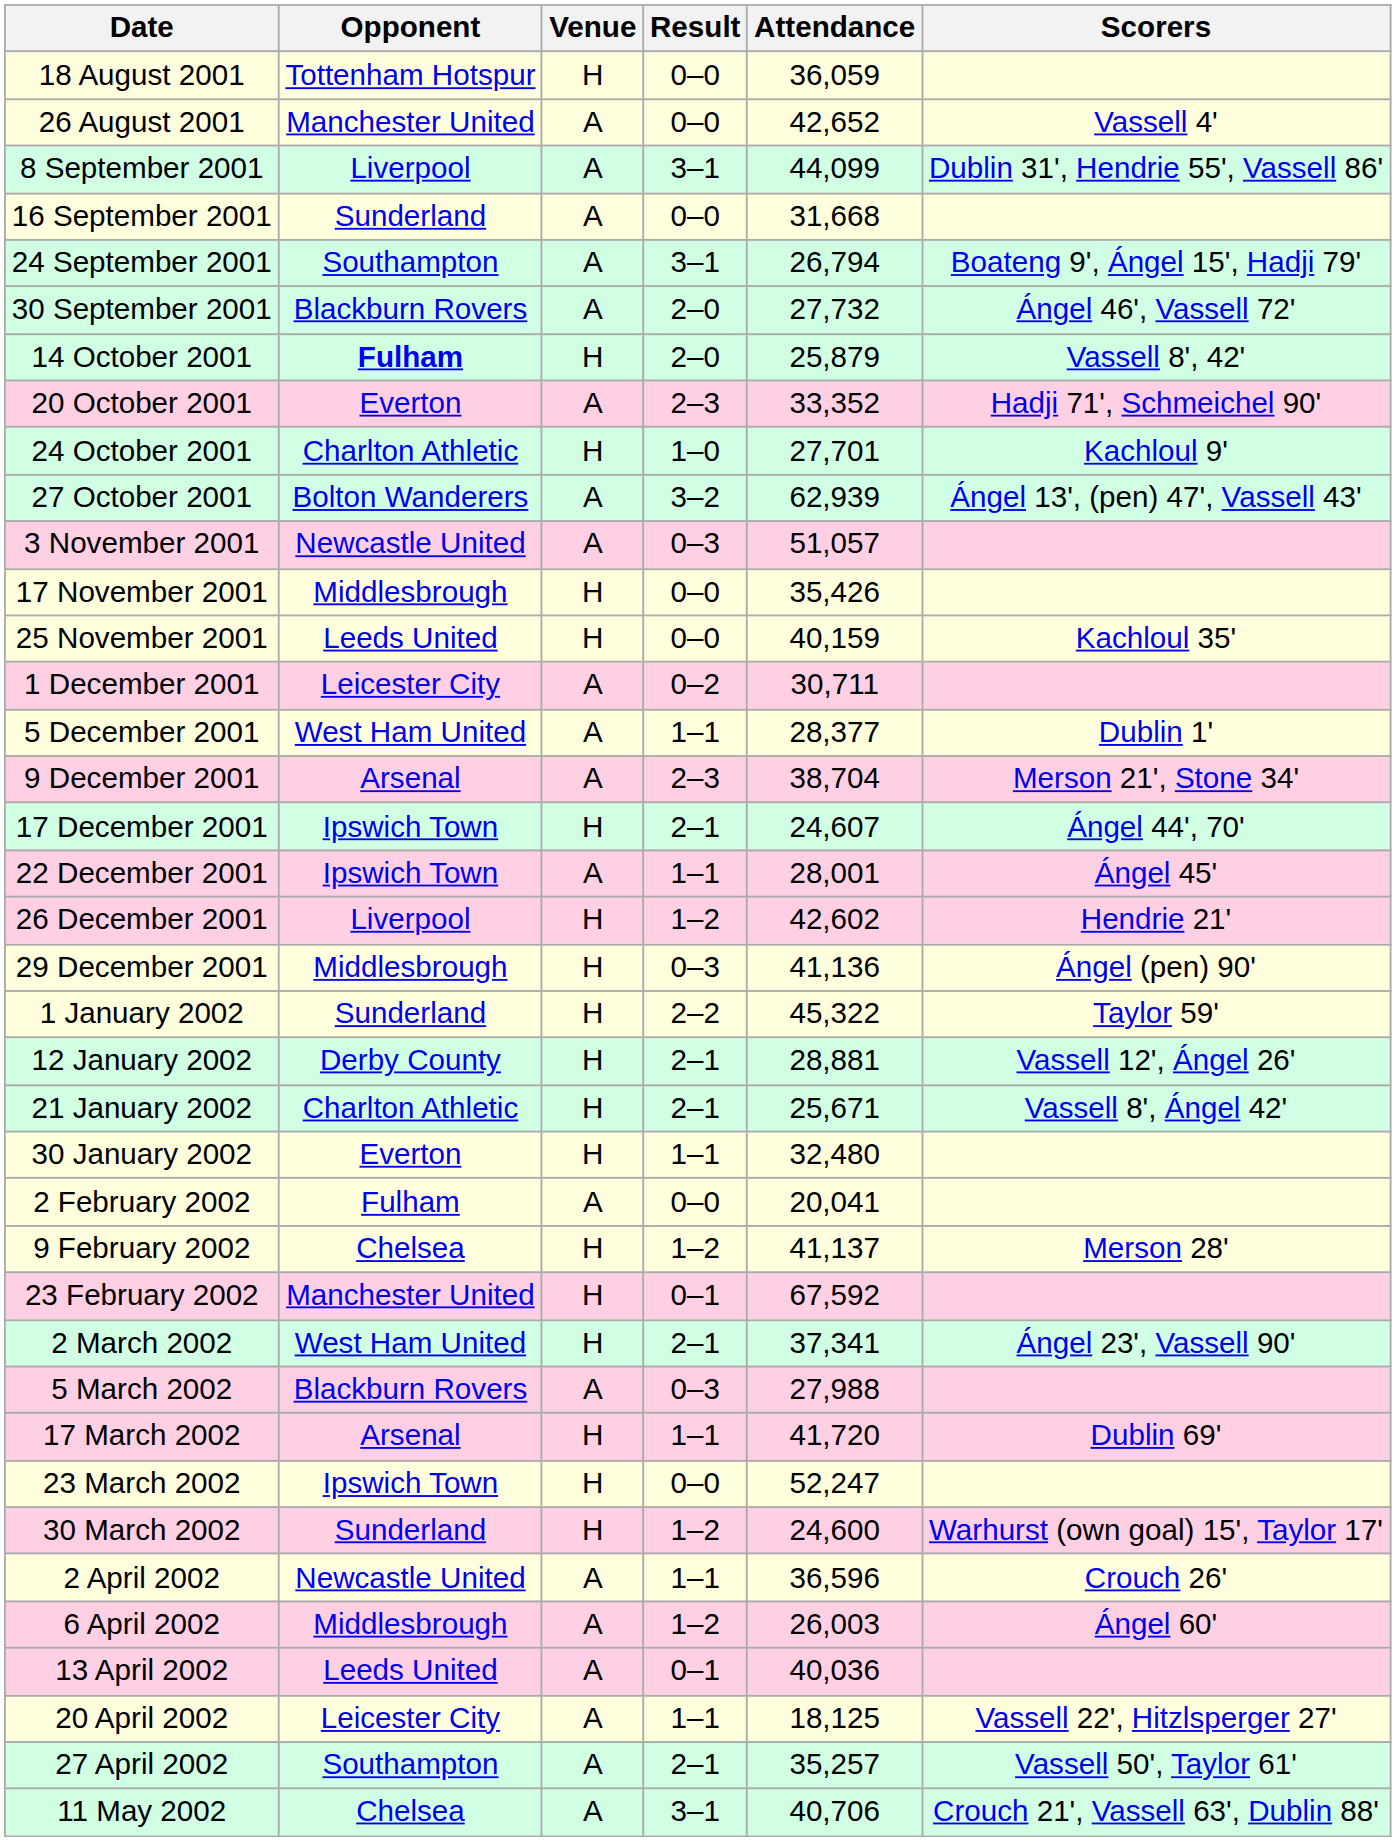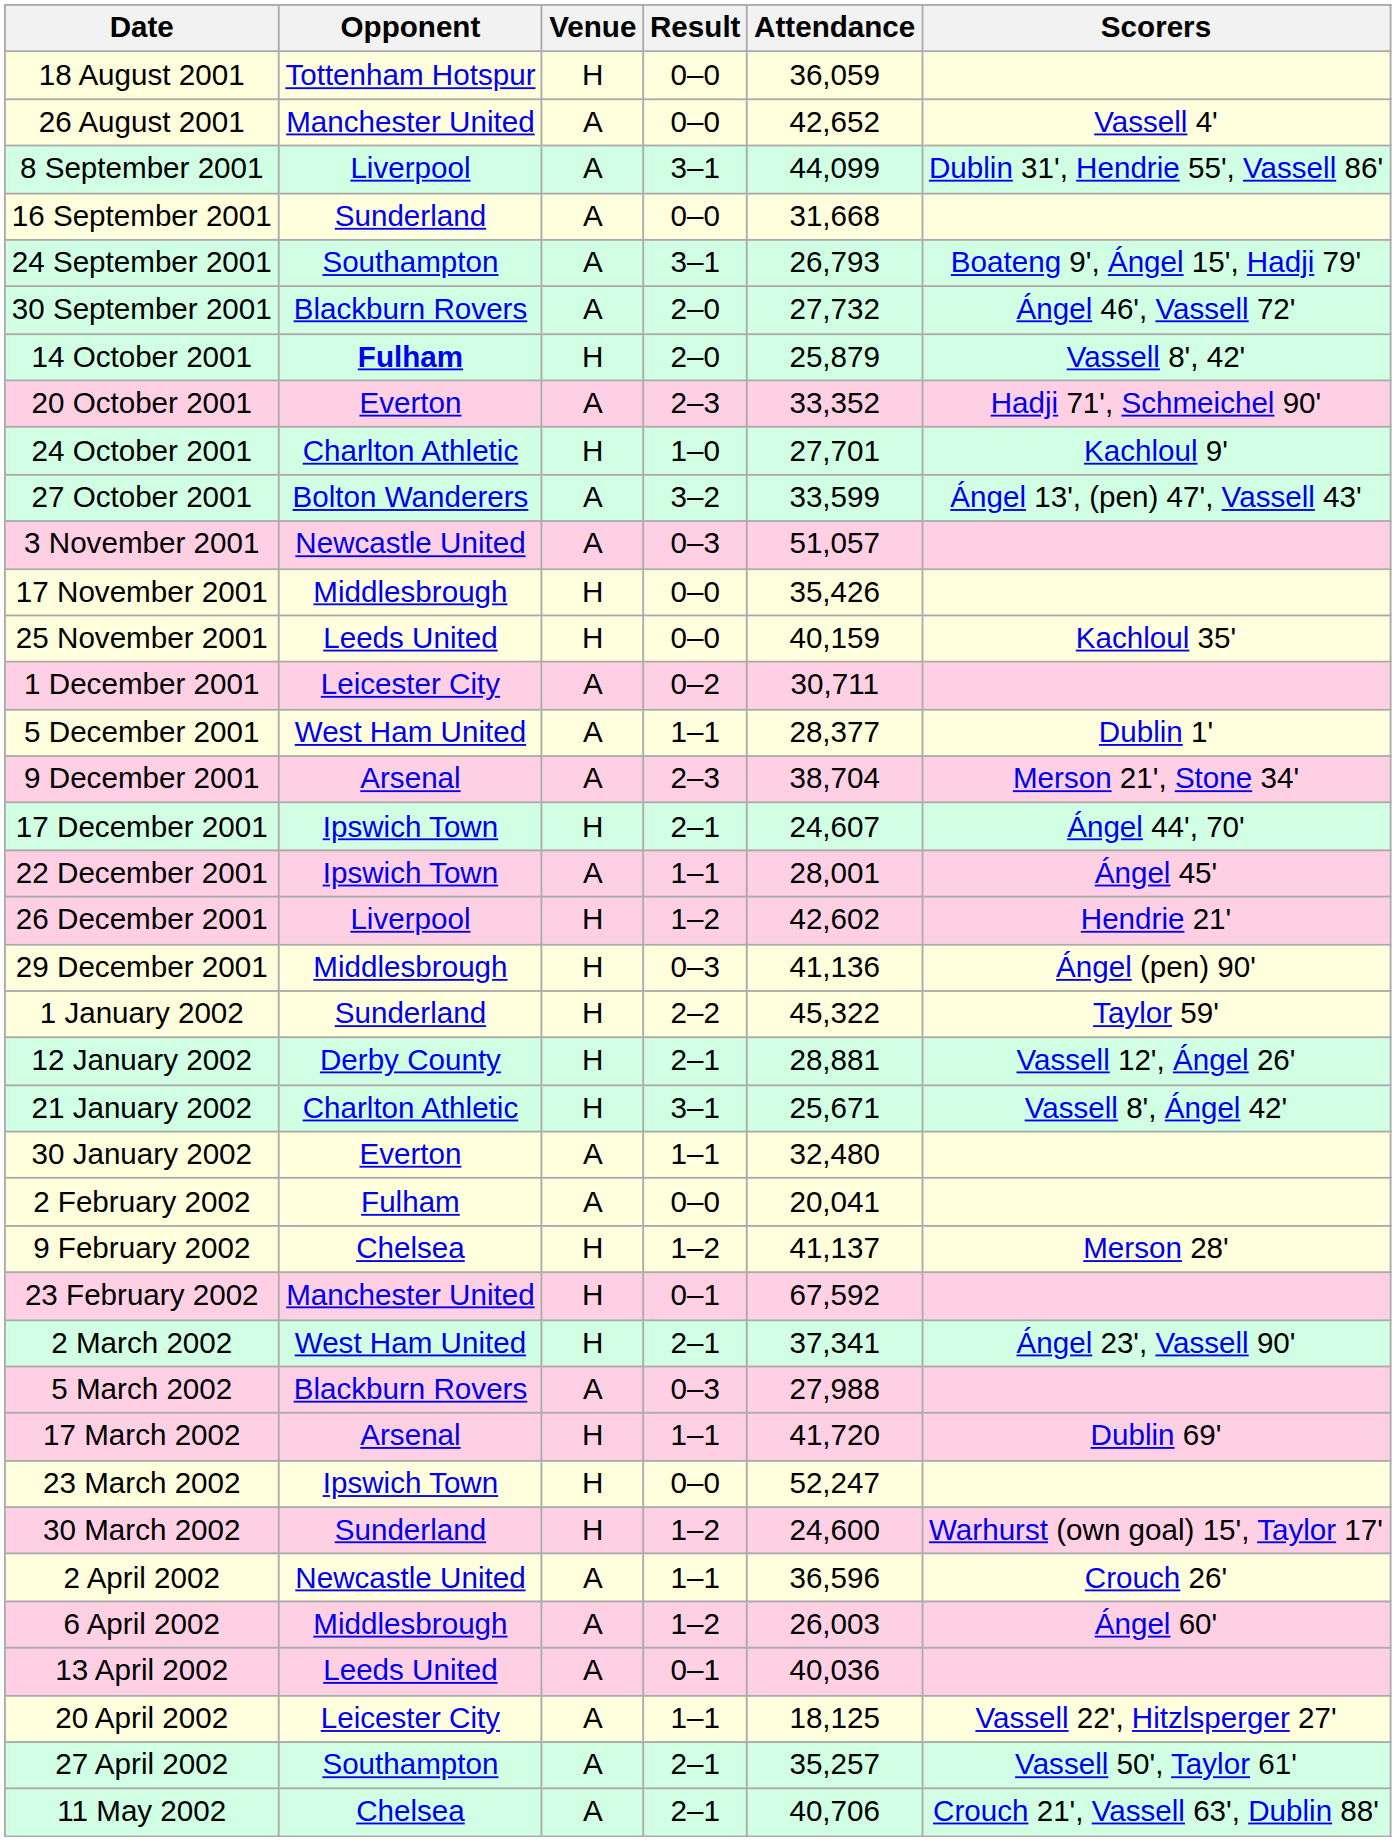(835, 262) 26,794 -> (835, 262) 26,793
(835, 497) 62,939 -> (835, 497) 33,599
(695, 1107) 2–1 -> (695, 1107) 3–1
(593, 1154) H -> (593, 1154) A
(695, 1811) 3–1 -> (695, 1811) 2–1
